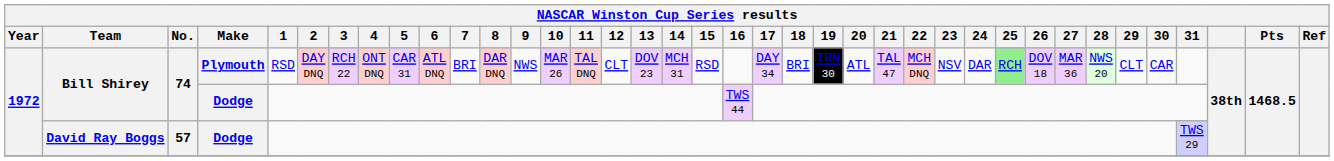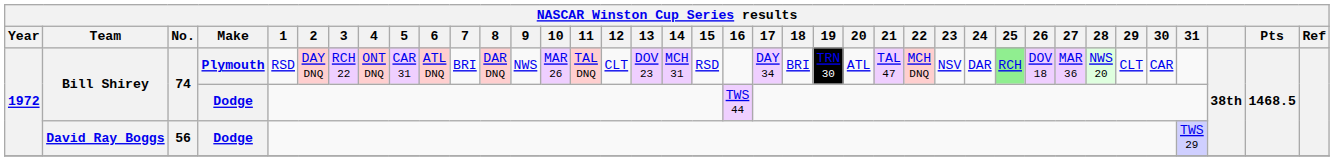(183, 138) 57 -> (183, 138) 56
